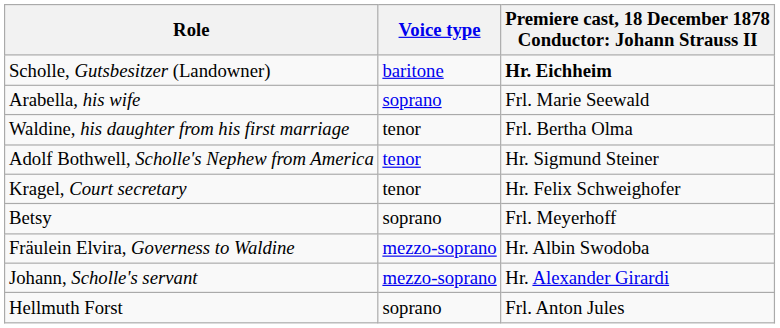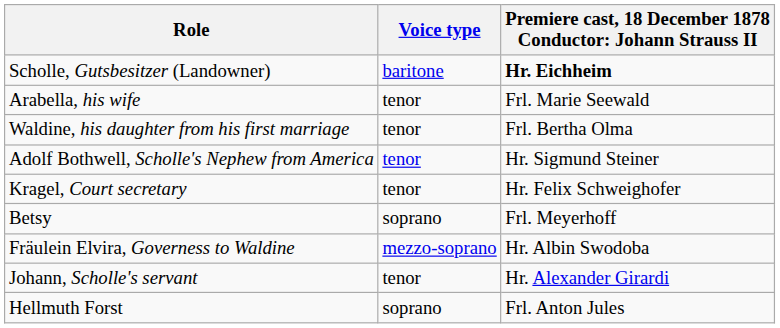(412, 99) soprano -> (402, 99) tenor
(440, 277) mezzo-soprano -> (402, 277) tenor
